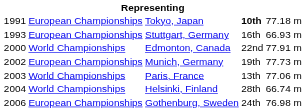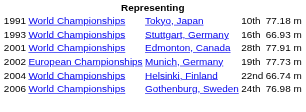(85, 21) European Championships -> (77, 21) World Championships
(251, 21) bold -> (251, 21) normal
(85, 34) European Championships -> (77, 34) World Championships
(15, 48) 2000 -> (15, 48) 2001
(252, 48) 22nd -> (251, 48) 28th
- row: (175, 75)
(251, 89) 28th -> (252, 75) 22nd
(85, 103) European Championships -> (77, 89) World Championships
